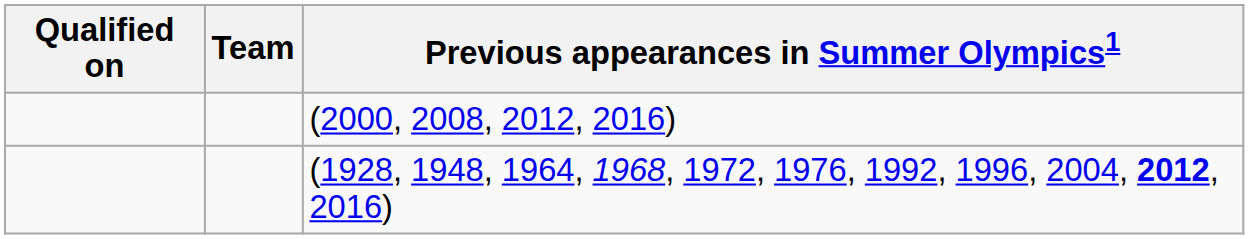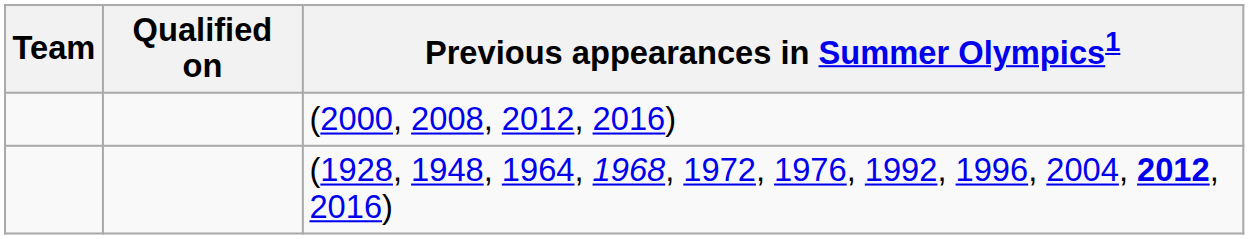columns swapped: (253, 48) <-> (105, 48)
